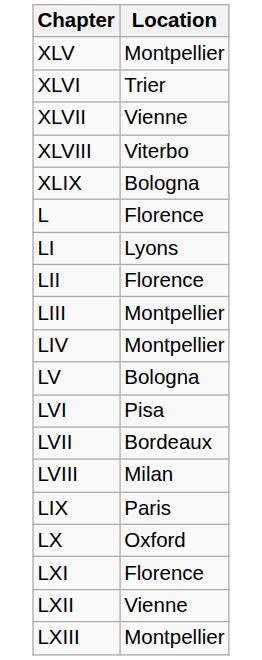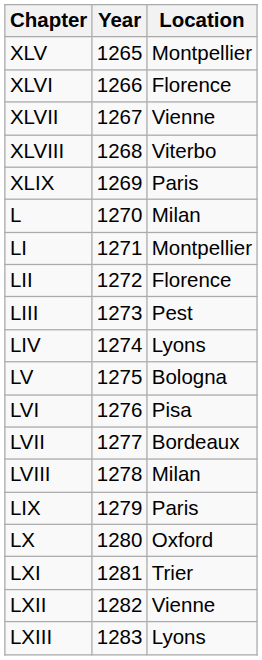+ column: (120, 20)
(145, 85) Trier -> (192, 85) Florence
(162, 183) Bologna -> (175, 183) Paris
(164, 215) Florence -> (176, 215) Milan
(151, 248) Lyons -> (202, 248) Montpellier
(174, 313) Montpellier -> (172, 313) Pest
(174, 345) Montpellier -> (179, 345) Lyons
(164, 572) Florence -> (172, 572) Trier
(174, 637) Montpellier -> (179, 637) Lyons
